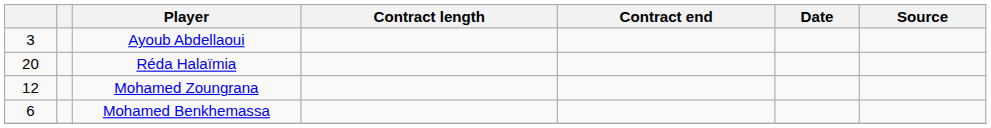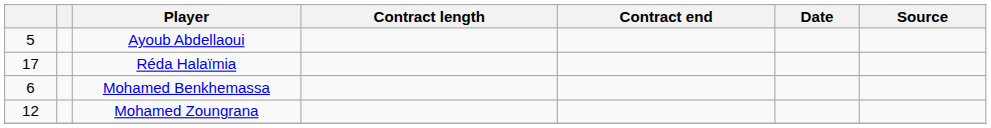(30, 40) 3 -> (30, 40) 5
(30, 64) 20 -> (30, 64) 17
rows swapped: (186, 111) <-> (186, 87)
